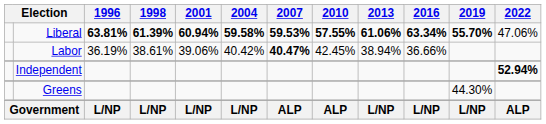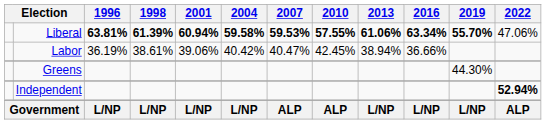(290, 51) bold -> (290, 51) normal
rows swapped: (62, 90) <-> (49, 70)
